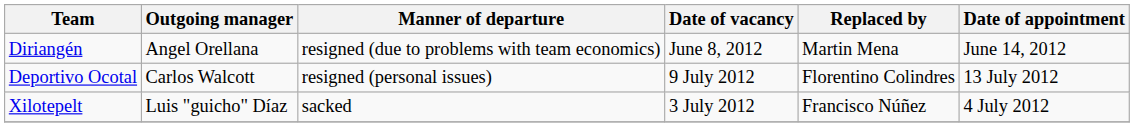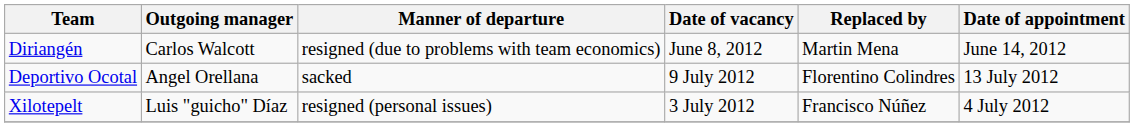(202, 48) Angel Orellana -> (200, 48) Carlos Walcott
(200, 77) Carlos Walcott -> (202, 77) Angel Orellana
(397, 77) resigned (personal issues) -> (327, 77) sacked
(327, 106) sacked -> (397, 106) resigned (personal issues)
